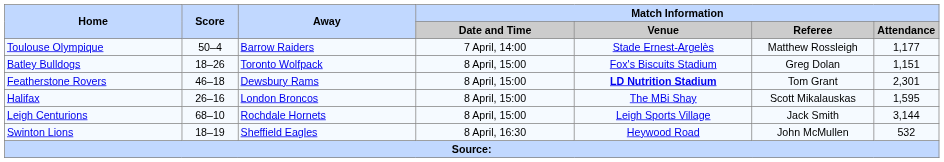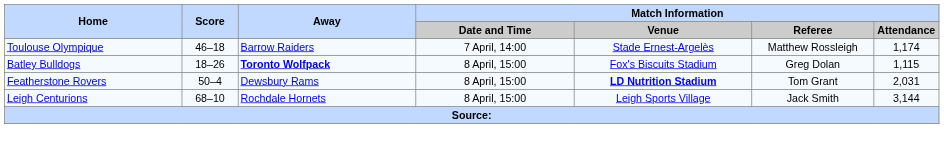(210, 47) 50–4 -> (210, 47) 46–18
(906, 47) 1,177 -> (906, 47) 1,174
(282, 64) normal -> (285, 64) bold
(906, 64) 1,151 -> (906, 64) 1,115
(210, 81) 46–18 -> (210, 81) 50–4
(906, 81) 2,301 -> (906, 81) 2,031
- row: (23, 98)
- row: (40, 132)
